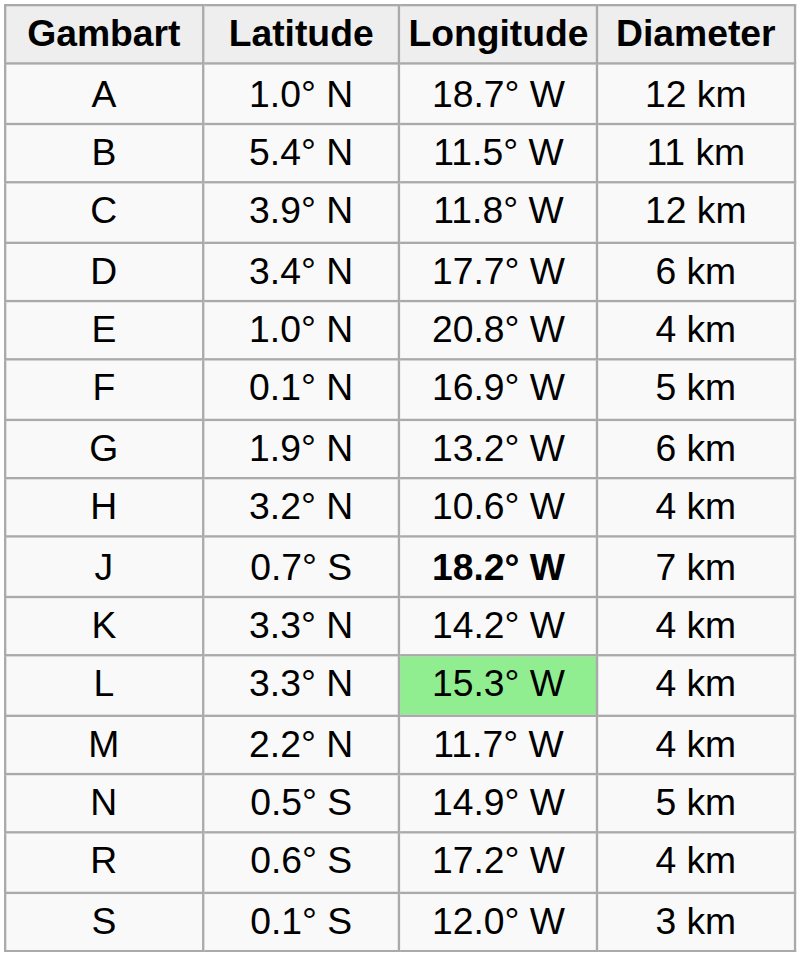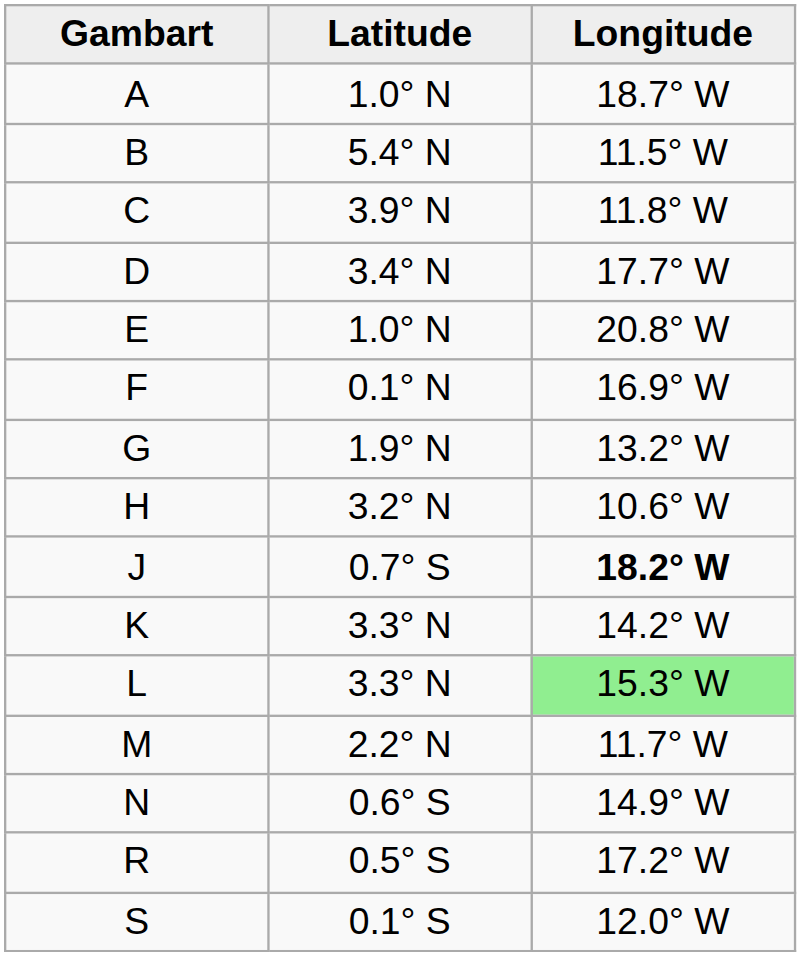- column: (696, 34)
(301, 802) 0.5° S -> (400, 802) 0.6° S
(301, 861) 0.6° S -> (400, 861) 0.5° S
